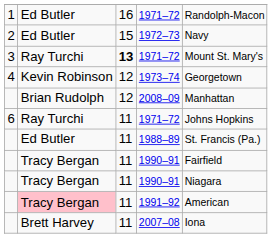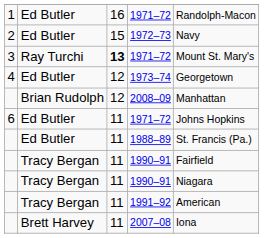(67, 77) Kevin Robinson -> (48, 77) Ed Butler
(52, 118) Ray Turchi -> (48, 118) Ed Butler
(60, 202) pink background -> (60, 202) no background
